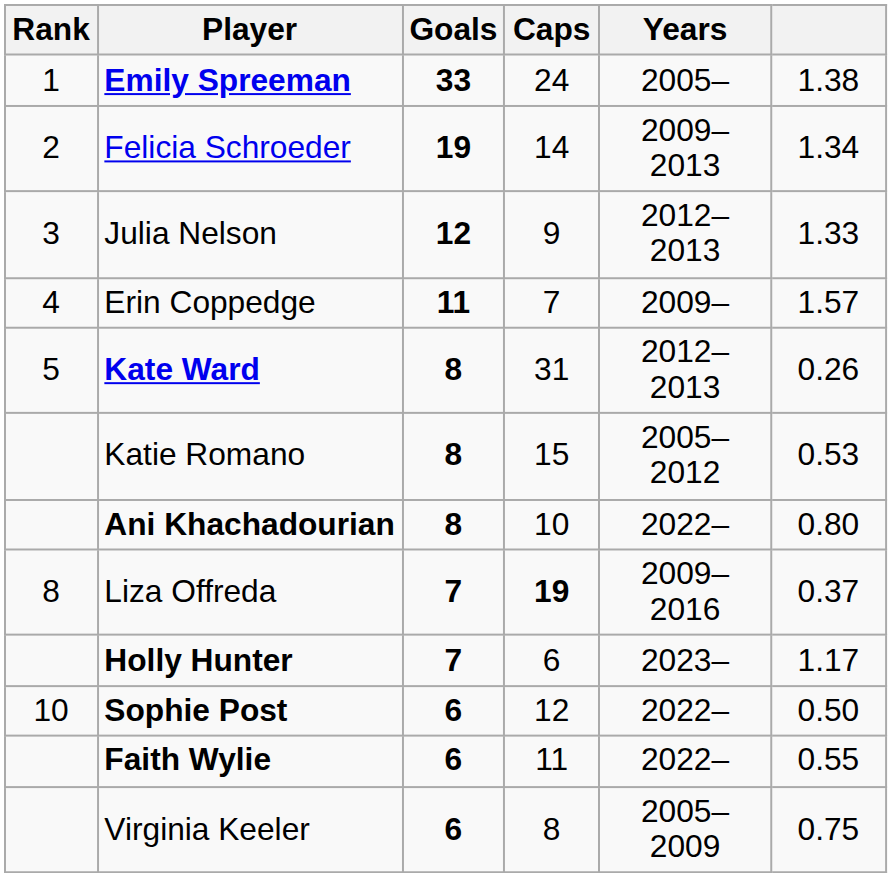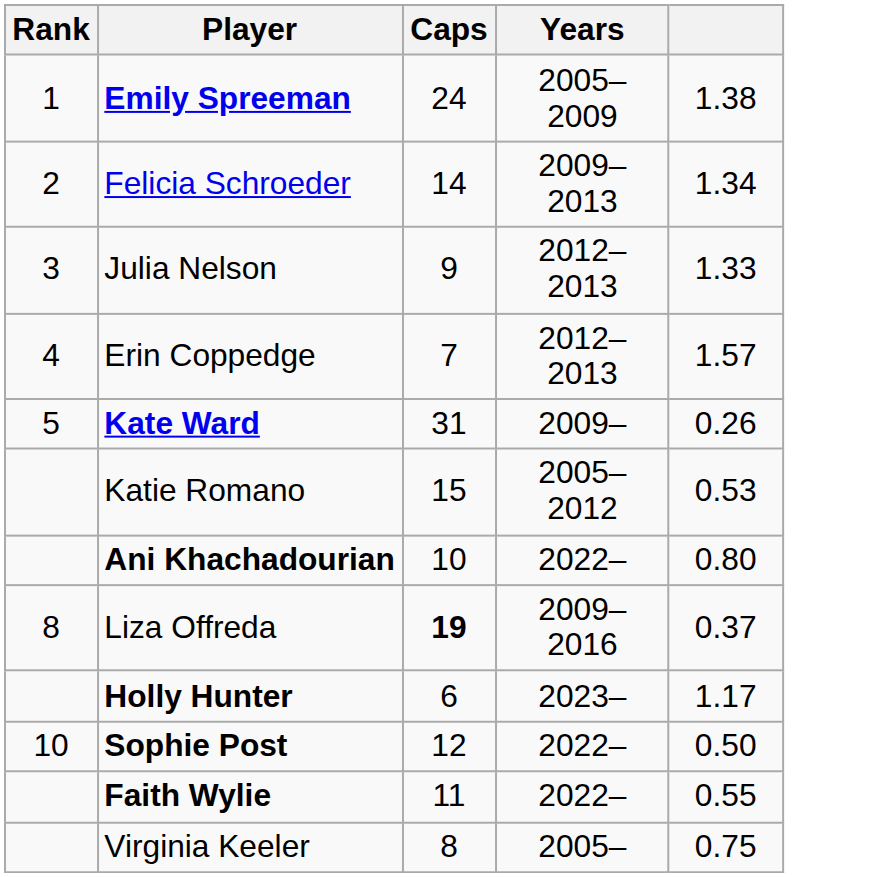- column: (453, 29)
(685, 79) 2005– -> (582, 97) 2005–2009
(685, 301) 2009– -> (582, 355) 2012–2013
(685, 369) 2012–2013 -> (582, 423) 2009–
(685, 828) 2005–2009 -> (582, 846) 2005–
